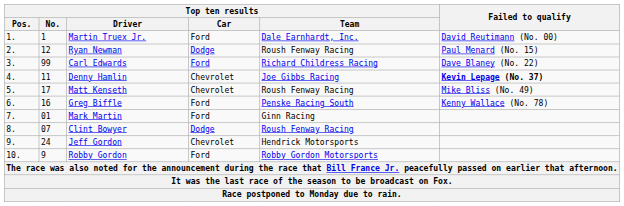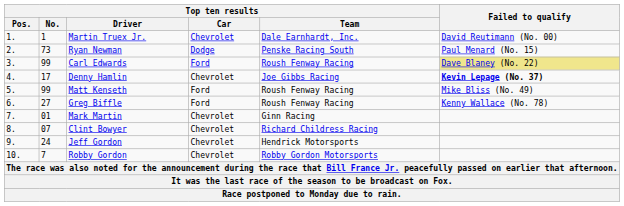(200, 37) Ford -> (212, 37) Chevrolet
(46, 50) 12 -> (46, 50) 73
(308, 50) Roush Fenway Racing -> (308, 50) Penske Racing South
(320, 63) Richard Childress Racing -> (308, 63) Roush Fenway Racing
(490, 63) no background -> (490, 63) khaki background
(46, 77) 11 -> (46, 77) 17
(46, 90) 17 -> (46, 90) 99
(212, 90) Chevrolet -> (200, 90) Ford
(46, 103) 16 -> (46, 103) 27
(308, 103) Penske Racing South -> (308, 103) Roush Fenway Racing
(200, 116) Ford -> (212, 116) Chevrolet
(203, 129) Dodge -> (212, 129) Chevrolet
(308, 129) Roush Fenway Racing -> (320, 129) Richard Childress Racing
(43, 155) 9 -> (43, 155) 7
(200, 155) Ford -> (212, 155) Chevrolet
